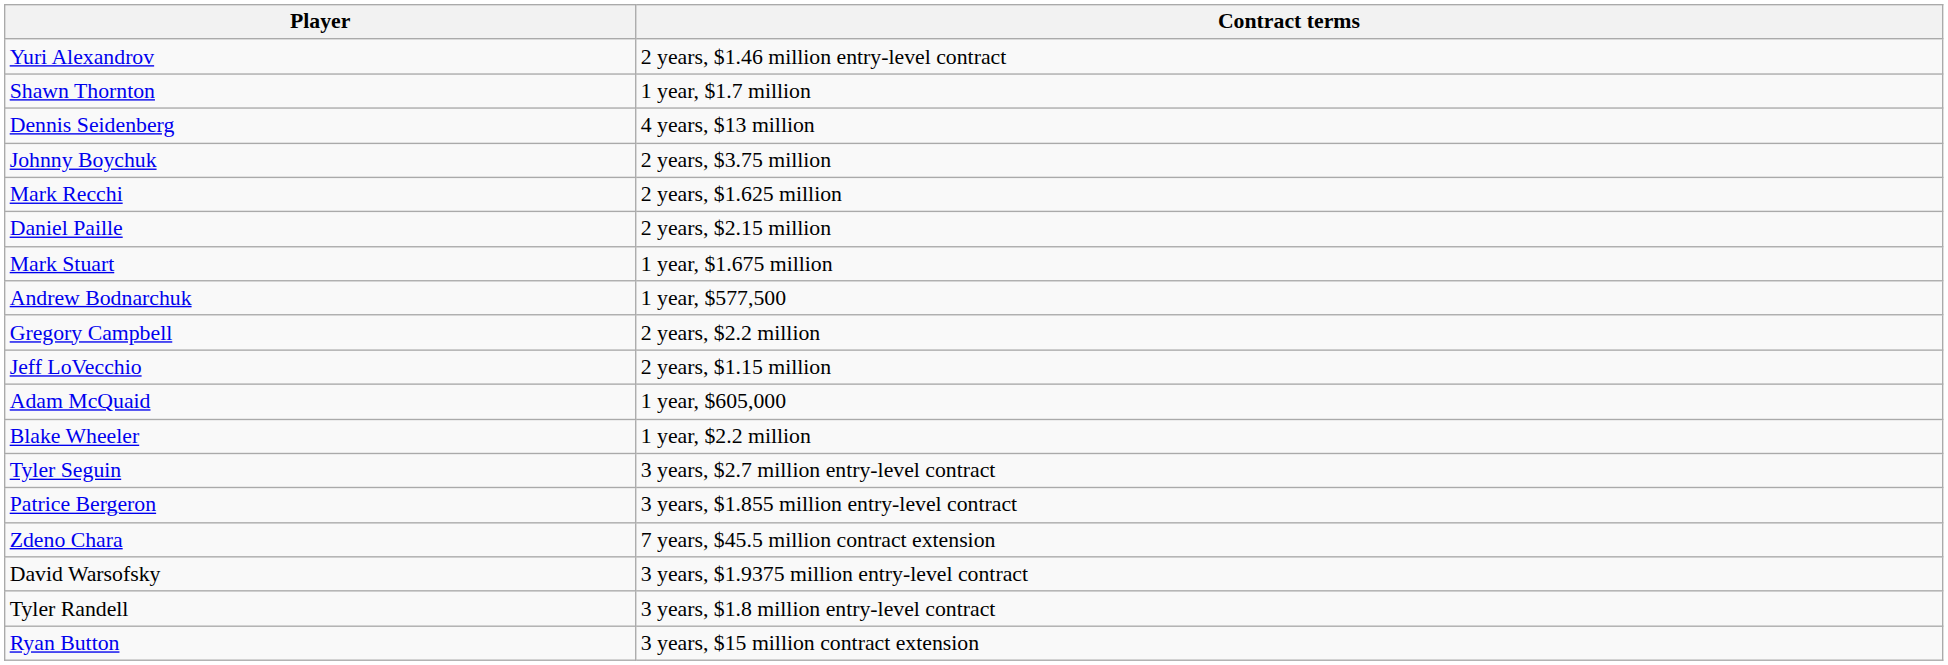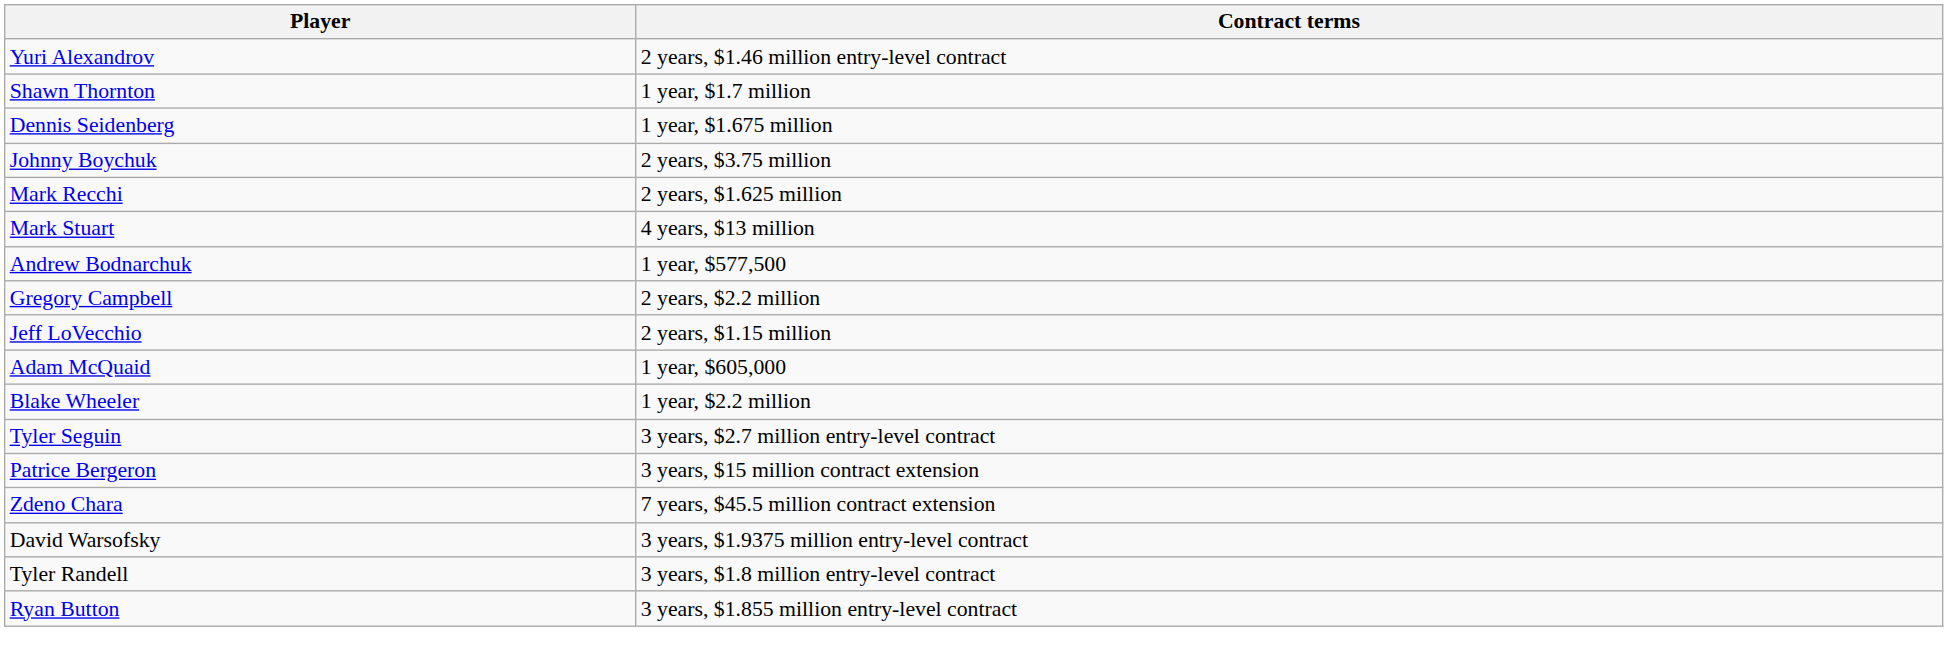(728, 125) 4 years, $13 million -> (737, 125) 1 year, $1.675 million
- row: (66, 228)
(737, 263) 1 year, $1.675 million -> (728, 228) 4 years, $13 million
(829, 504) 3 years, $1.855 million entry-level contract -> (810, 470) 3 years, $15 million contract extension
(810, 642) 3 years, $15 million contract extension -> (829, 608) 3 years, $1.855 million entry-level contract
